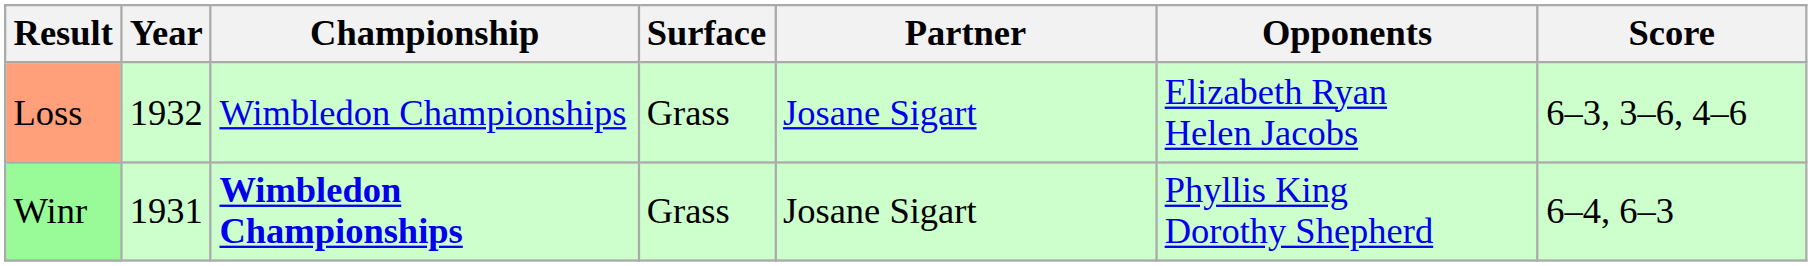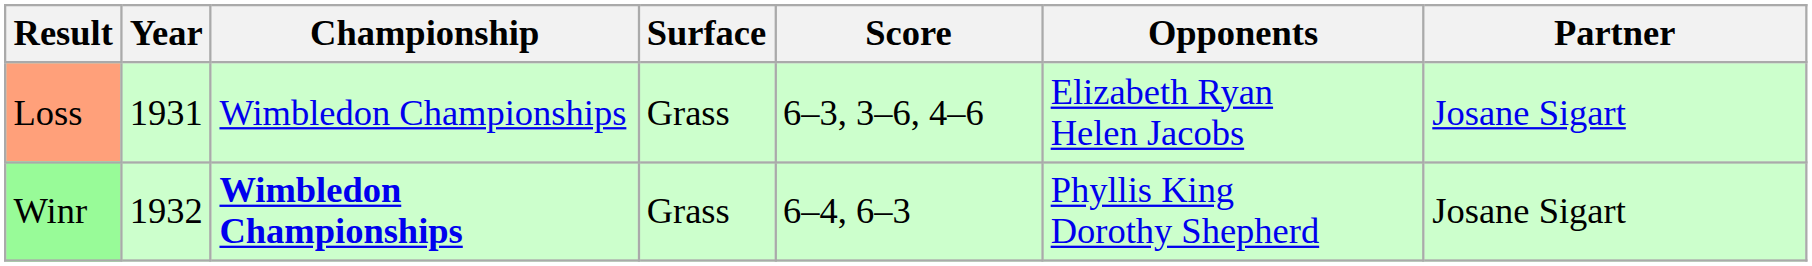columns swapped: (965, 33) <-> (1672, 33)
(166, 111) 1932 -> (166, 111) 1931
(166, 210) 1931 -> (166, 210) 1932
